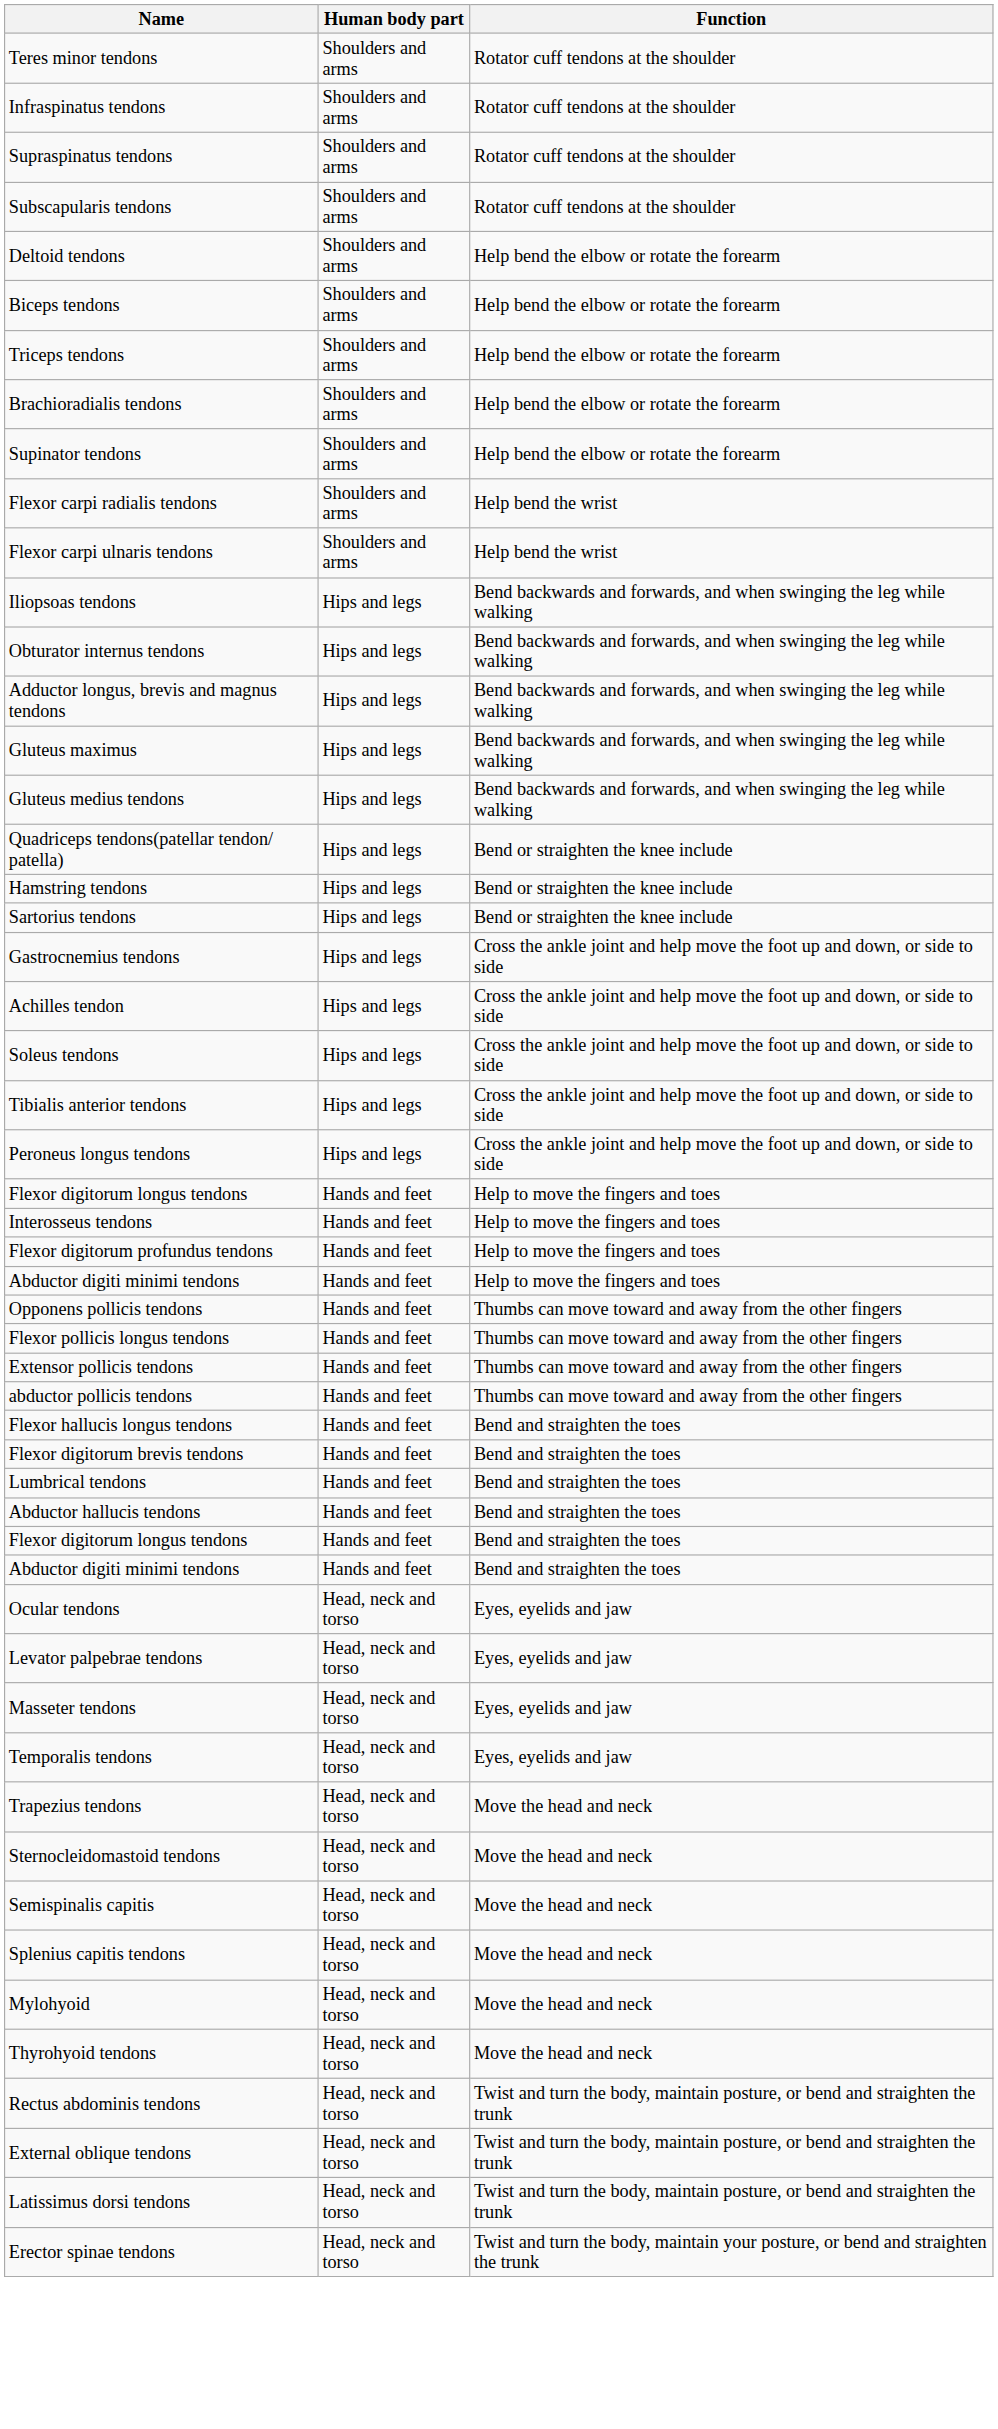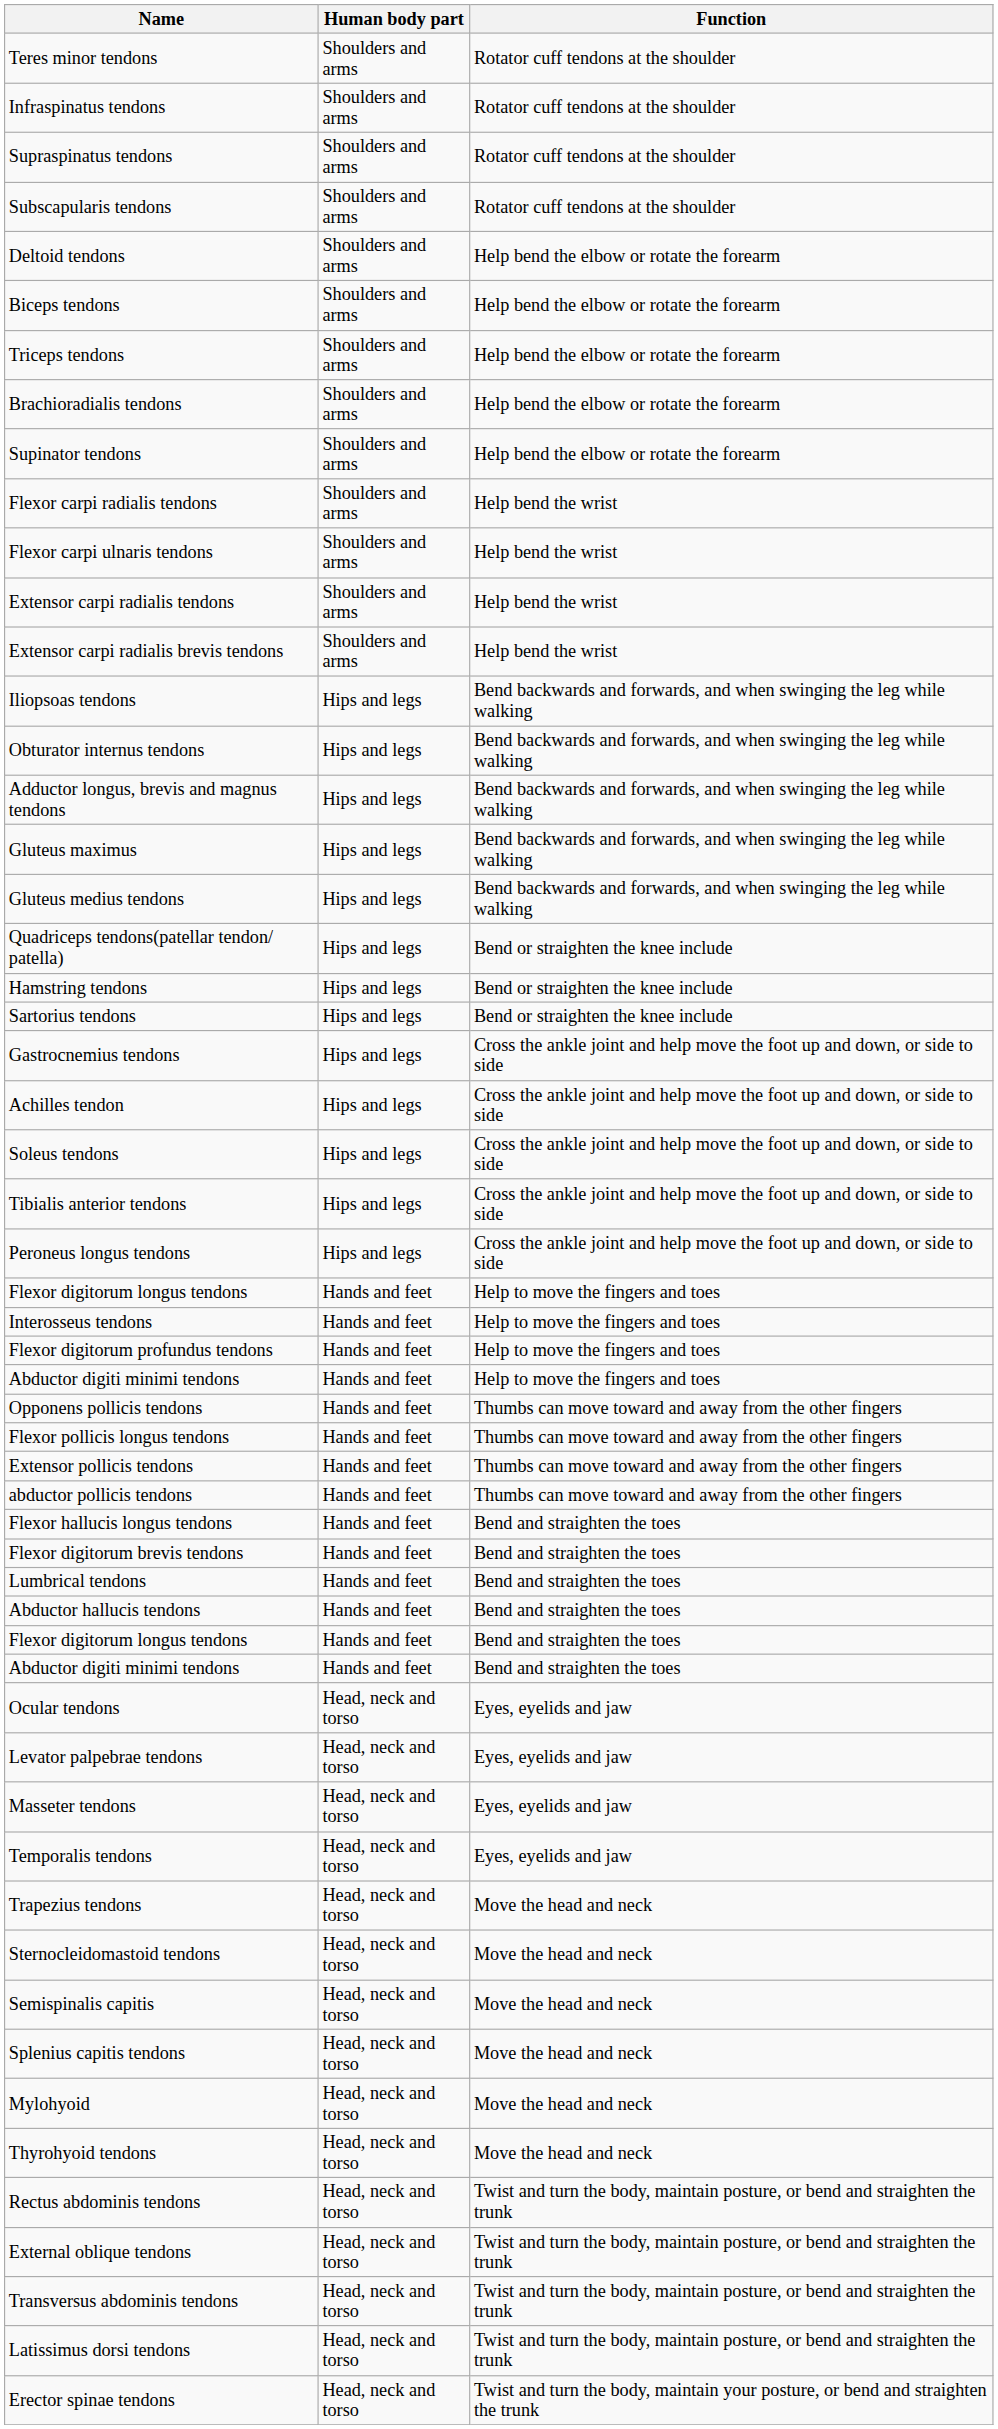+ row: (121, 602)
+ row: (146, 651)
+ row: (123, 2301)
